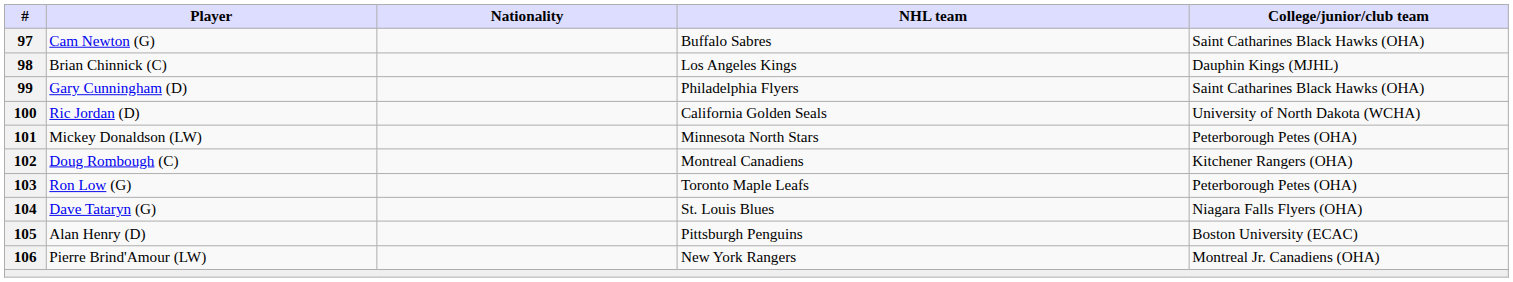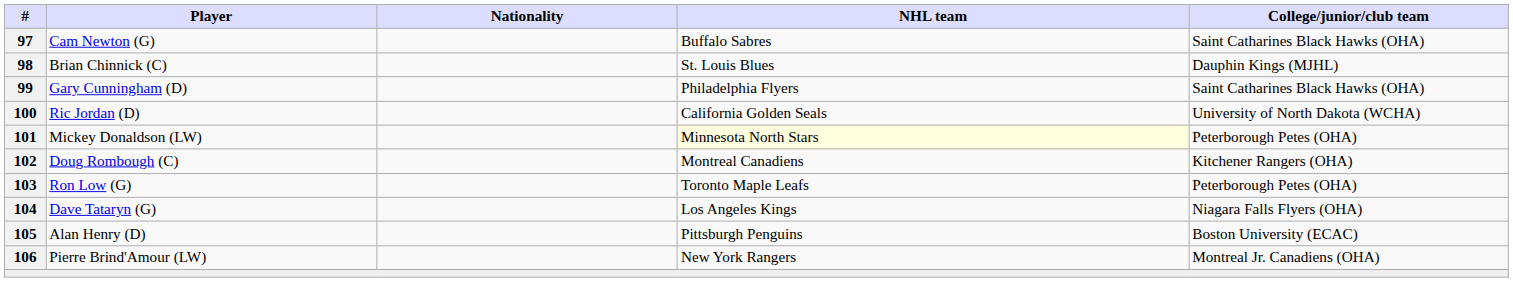(739, 64) Los Angeles Kings -> (728, 64) St. Louis Blues
(750, 137) no background -> (750, 137) lightyellow background
(728, 209) St. Louis Blues -> (739, 209) Los Angeles Kings
